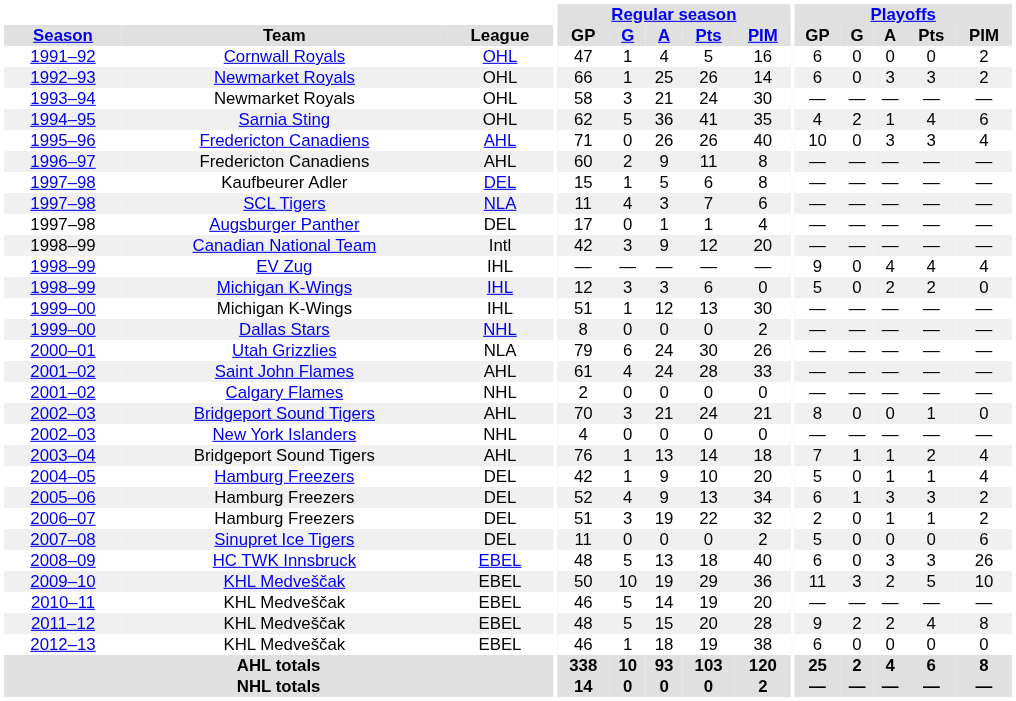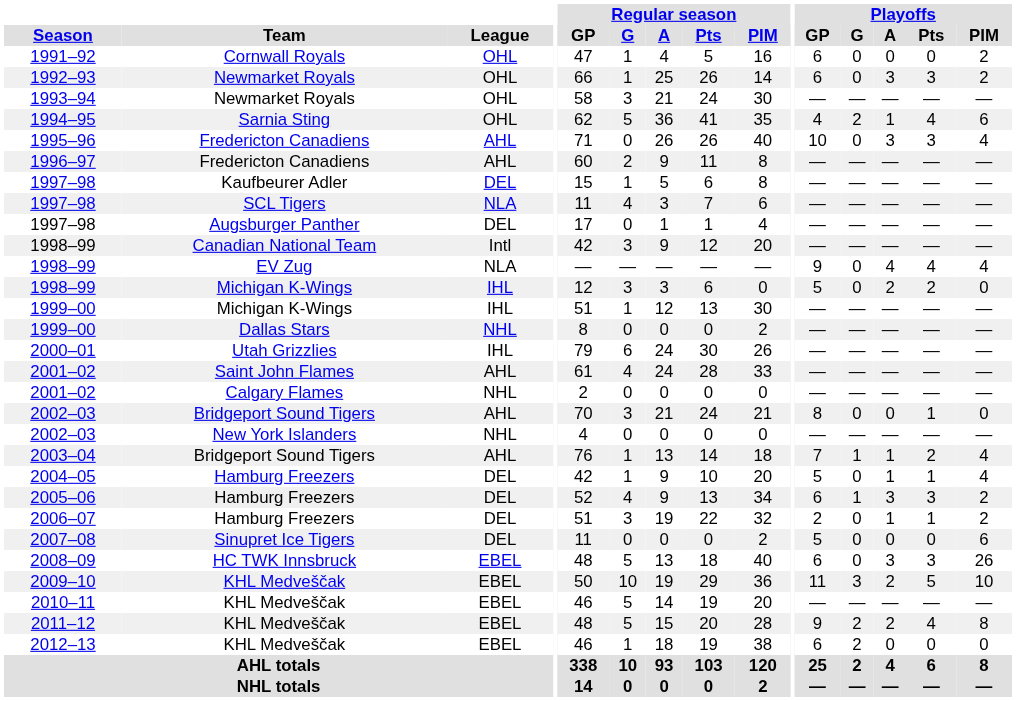(500, 266) IHL -> (500, 266) NLA
(500, 350) NLA -> (500, 350) IHL
(857, 644) 0 -> (857, 644) 2
